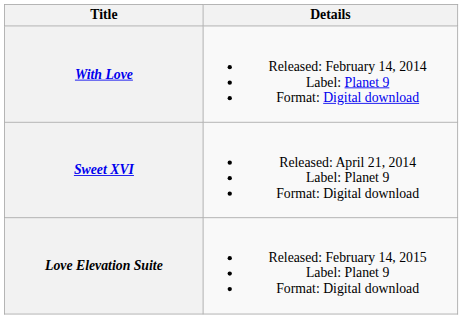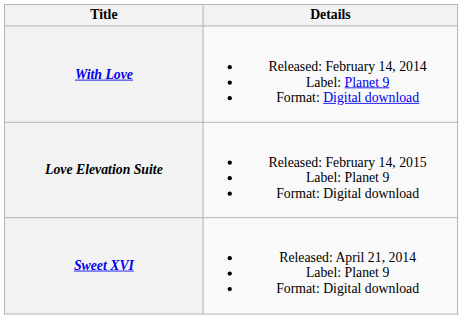rows swapped: (104, 169) <-> (104, 265)
